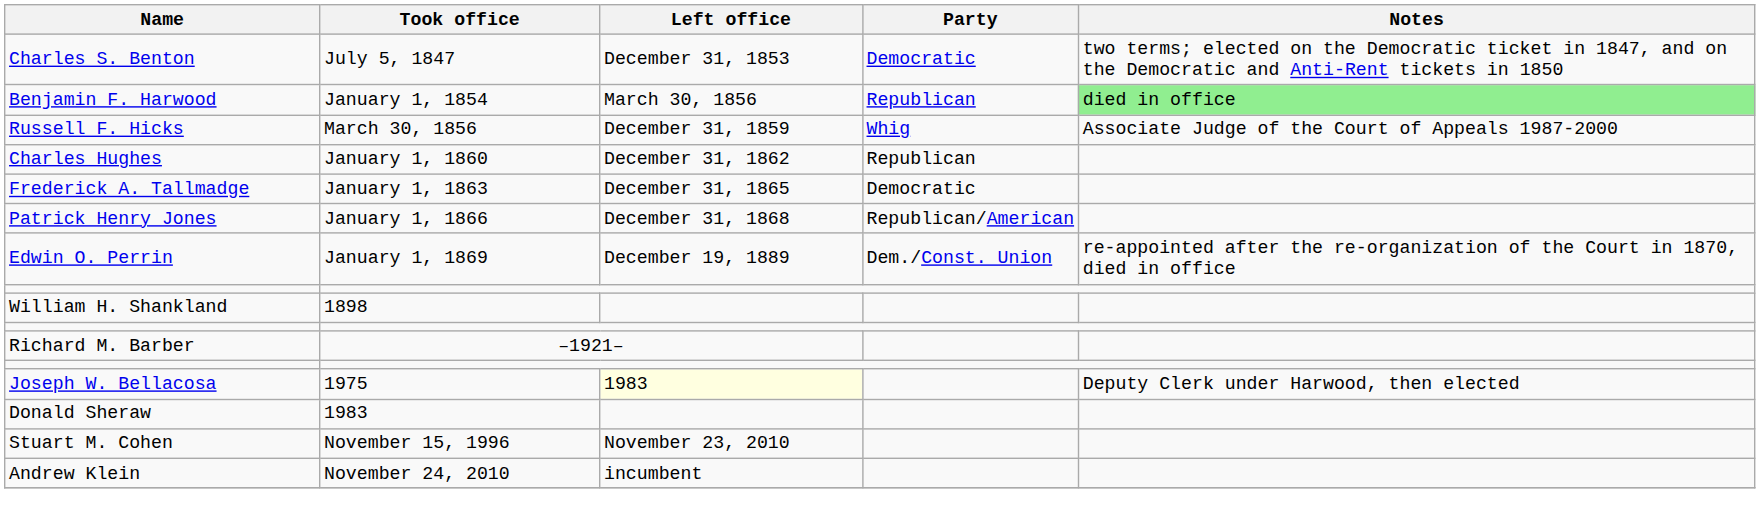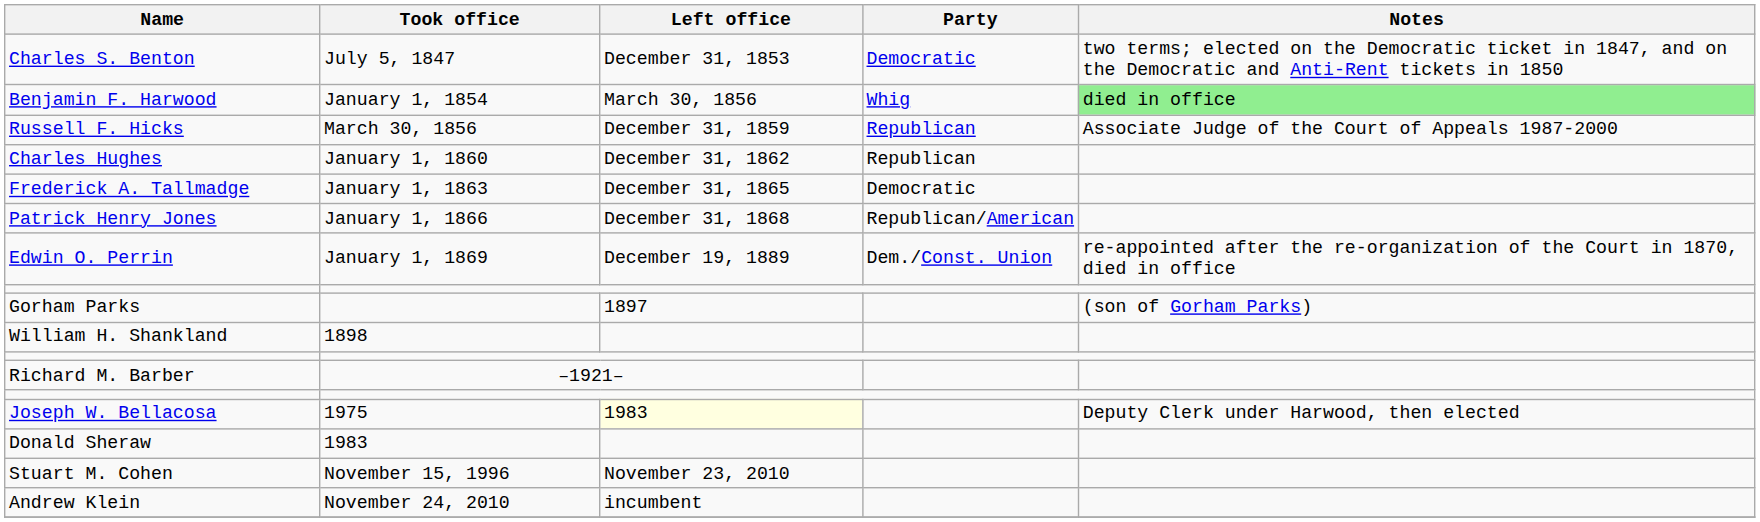(921, 100) Republican -> (888, 100) Whig
(888, 130) Whig -> (921, 130) Republican
+ row: (75, 307)
